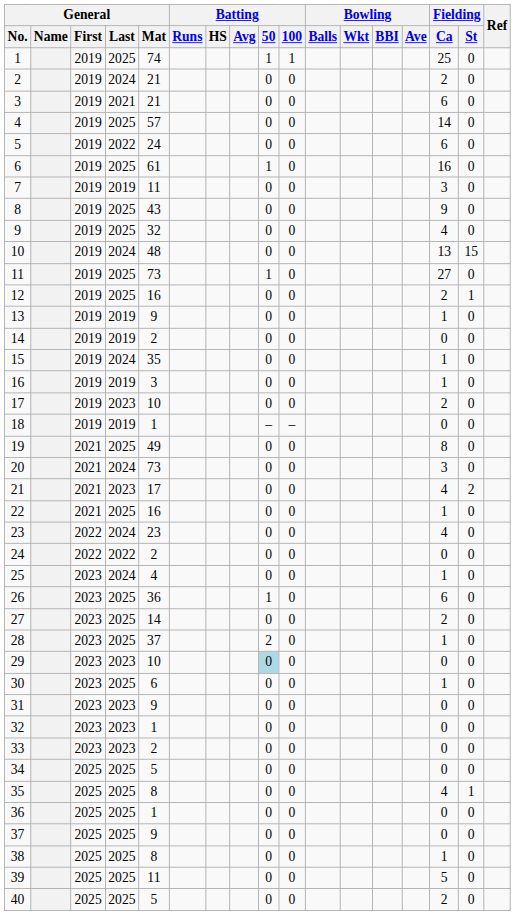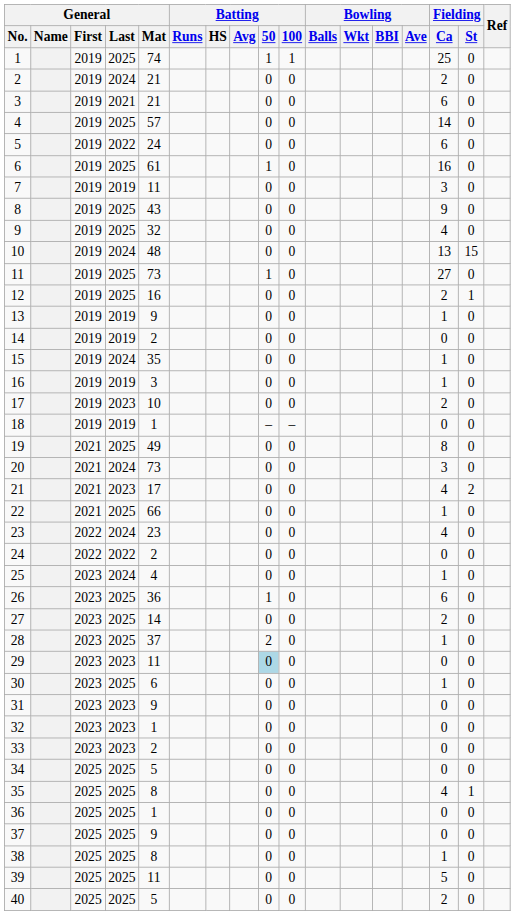(154, 511) 16 -> (154, 511) 66
(154, 662) 10 -> (154, 662) 11
